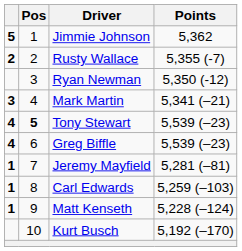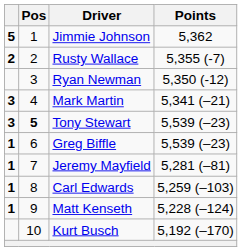(11, 122) 4 -> (11, 122) 3
(11, 144) 4 -> (11, 144) 1
